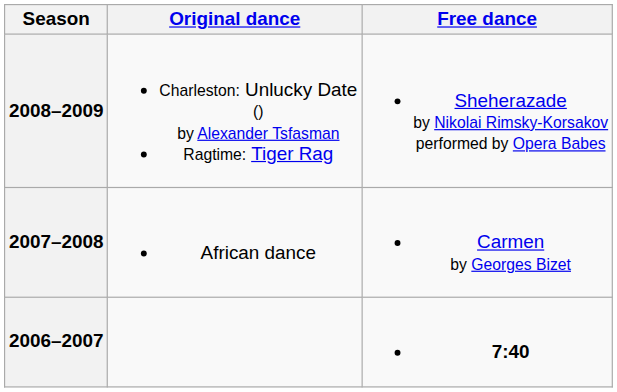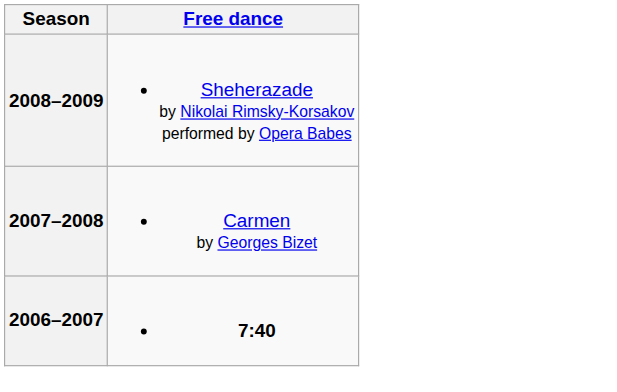- column: (235, 19)
